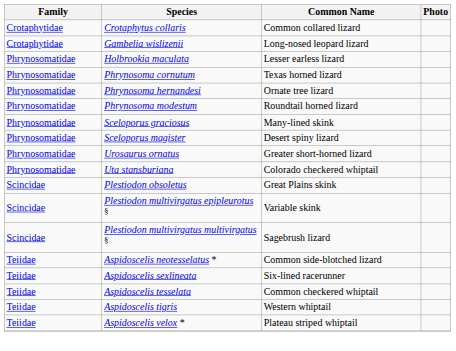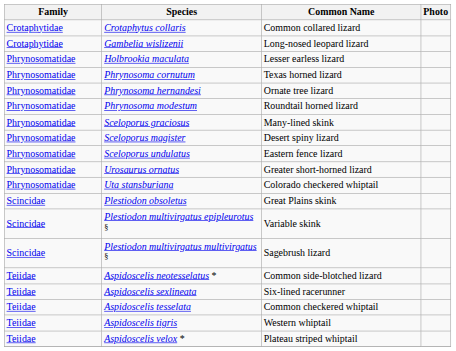+ row: (147, 153)
